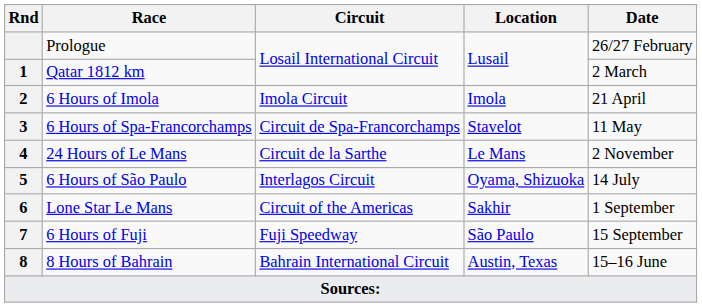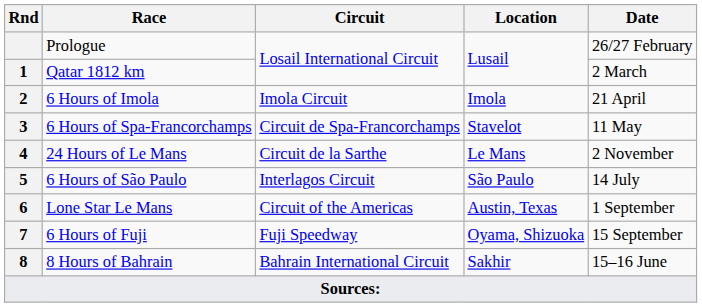(526, 180) Oyama, Shizuoka -> (501, 180) São Paulo
(489, 207) Sakhir -> (512, 207) Austin, Texas
(501, 235) São Paulo -> (526, 235) Oyama, Shizuoka
(512, 262) Austin, Texas -> (489, 262) Sakhir
